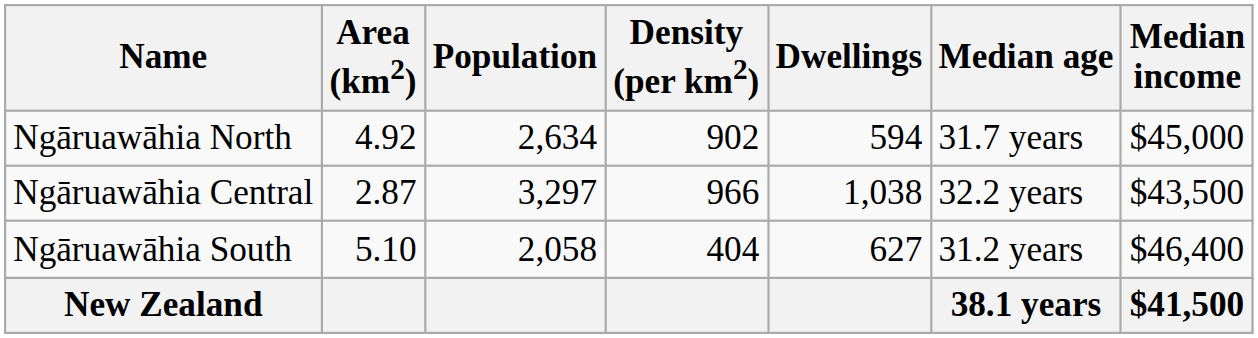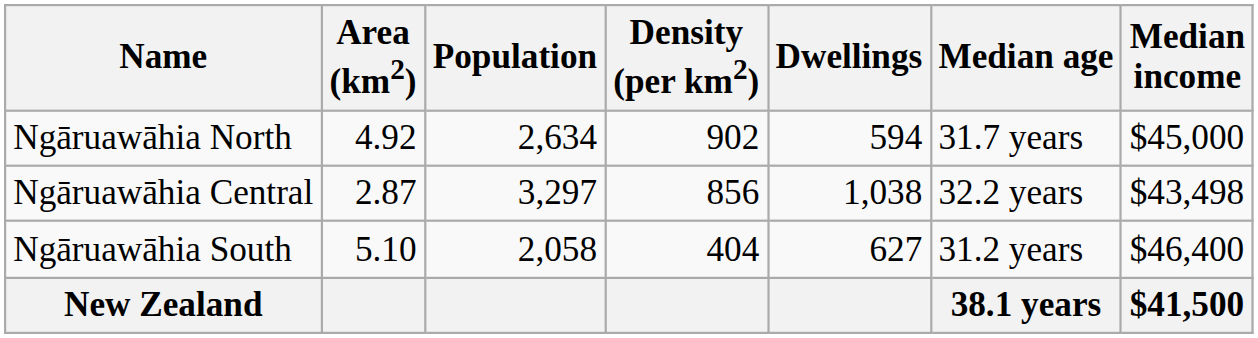(733, 193) 966 -> (733, 193) 856
(1187, 193) $43,500 -> (1187, 193) $43,498
